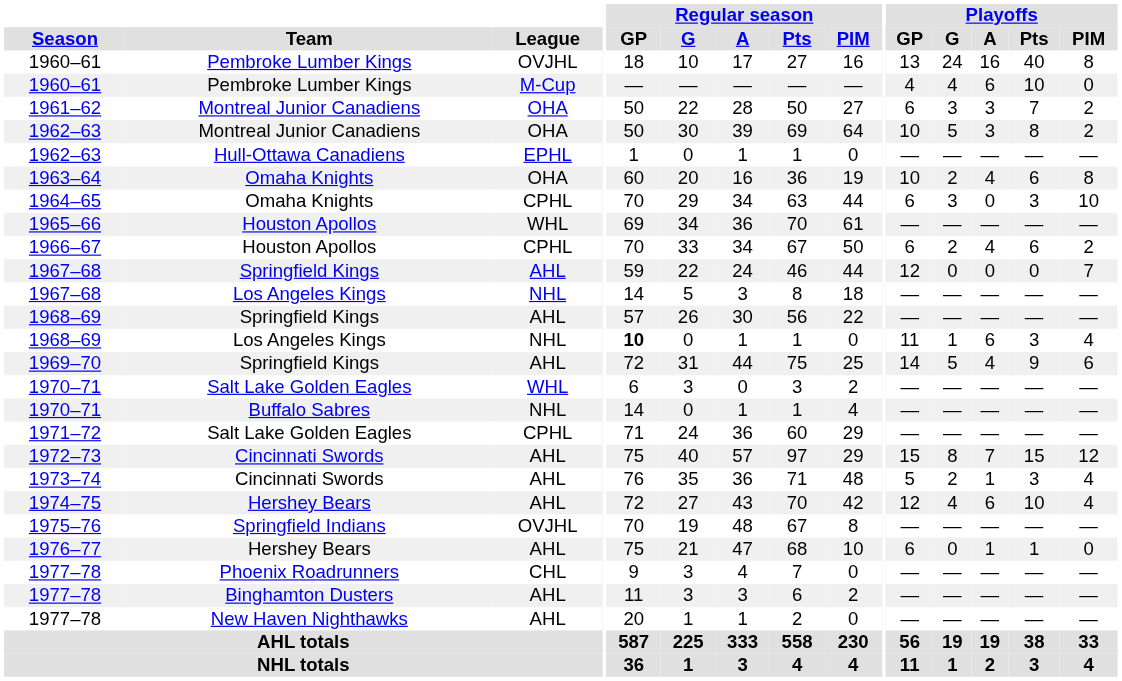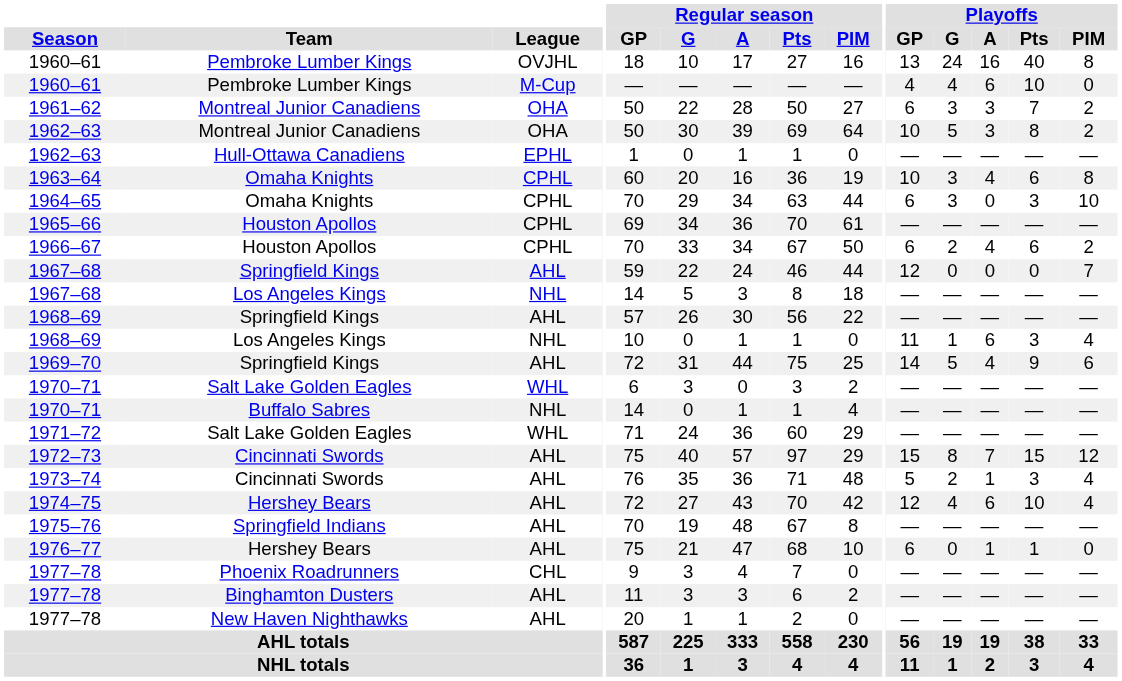(548, 177) OHA -> (548, 177) CPHL
(952, 177) 2 -> (952, 177) 3
(548, 224) WHL -> (548, 224) CPHL
(634, 340) bold -> (634, 340) normal
(548, 433) CPHL -> (548, 433) WHL
(548, 525) OVJHL -> (548, 525) AHL
